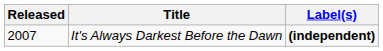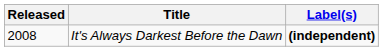(22, 35) 2007 -> (22, 35) 2008
